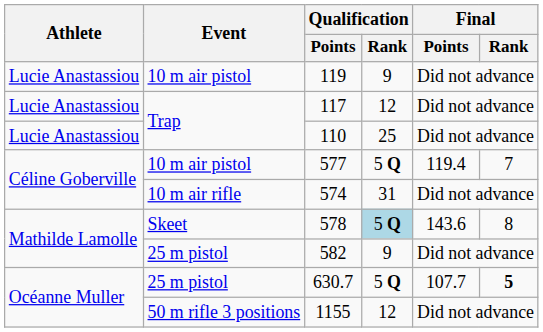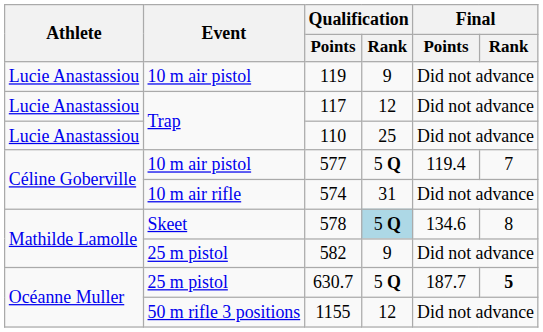(446, 224) 143.6 -> (446, 224) 134.6
(446, 283) 107.7 -> (446, 283) 187.7
